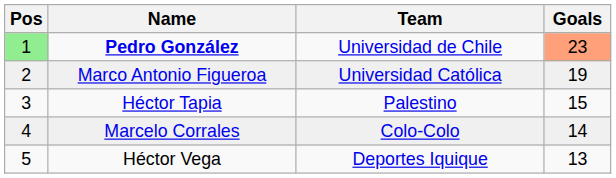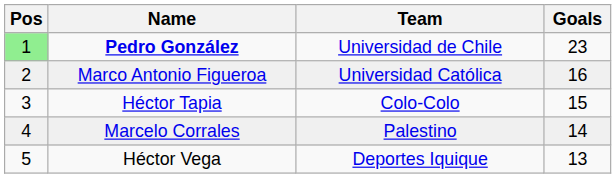(578, 47) lightsalmon background -> (578, 47) no background
(578, 75) 19 -> (578, 75) 16
(420, 103) Palestino -> (420, 103) Colo-Colo
(420, 131) Colo-Colo -> (420, 131) Palestino
